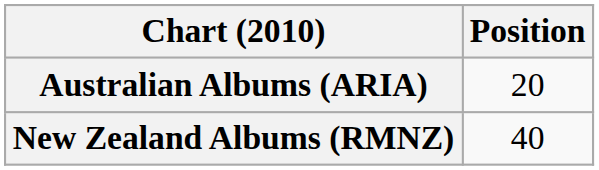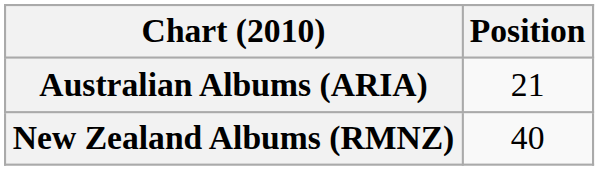(528, 84) 20 -> (528, 84) 21
